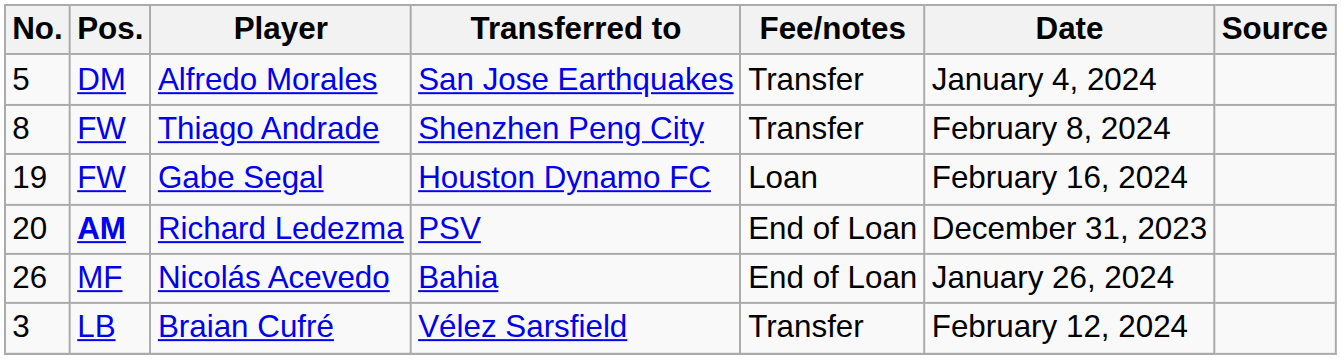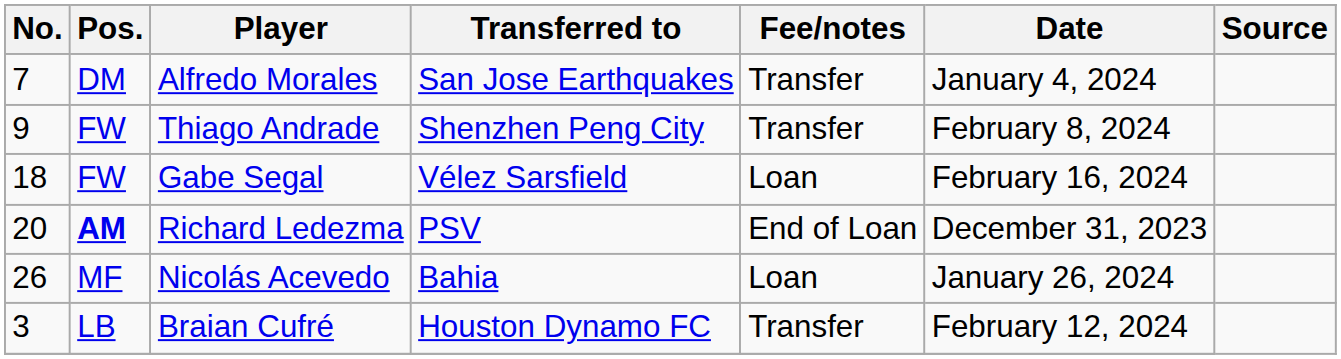(21, 79) 5 -> (21, 79) 7
(21, 128) 8 -> (21, 128) 9
(30, 178) 19 -> (30, 178) 18
(565, 178) Houston Dynamo FC -> (523, 178) Vélez Sarsfield
(833, 278) End of Loan -> (783, 278) Loan
(523, 327) Vélez Sarsfield -> (565, 327) Houston Dynamo FC
